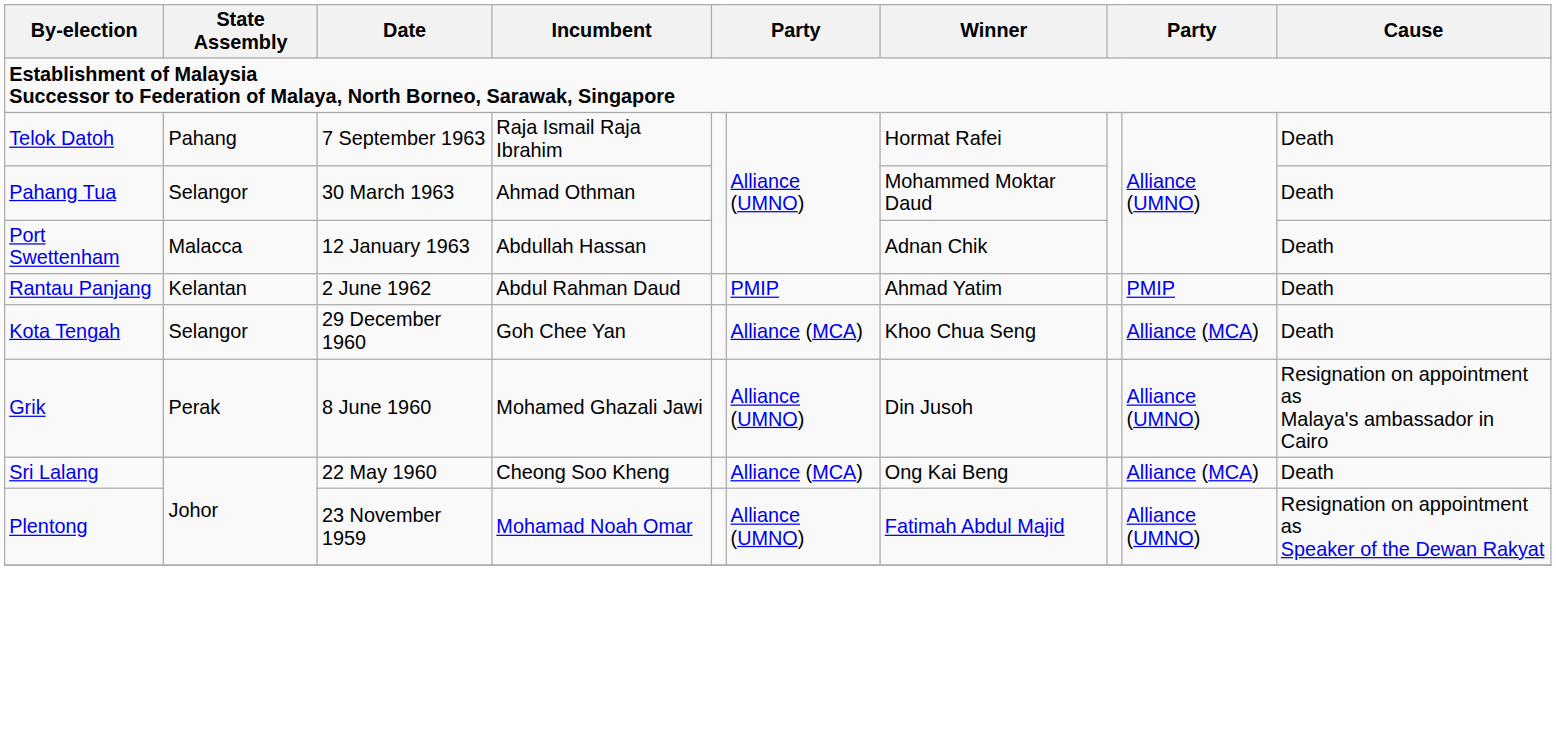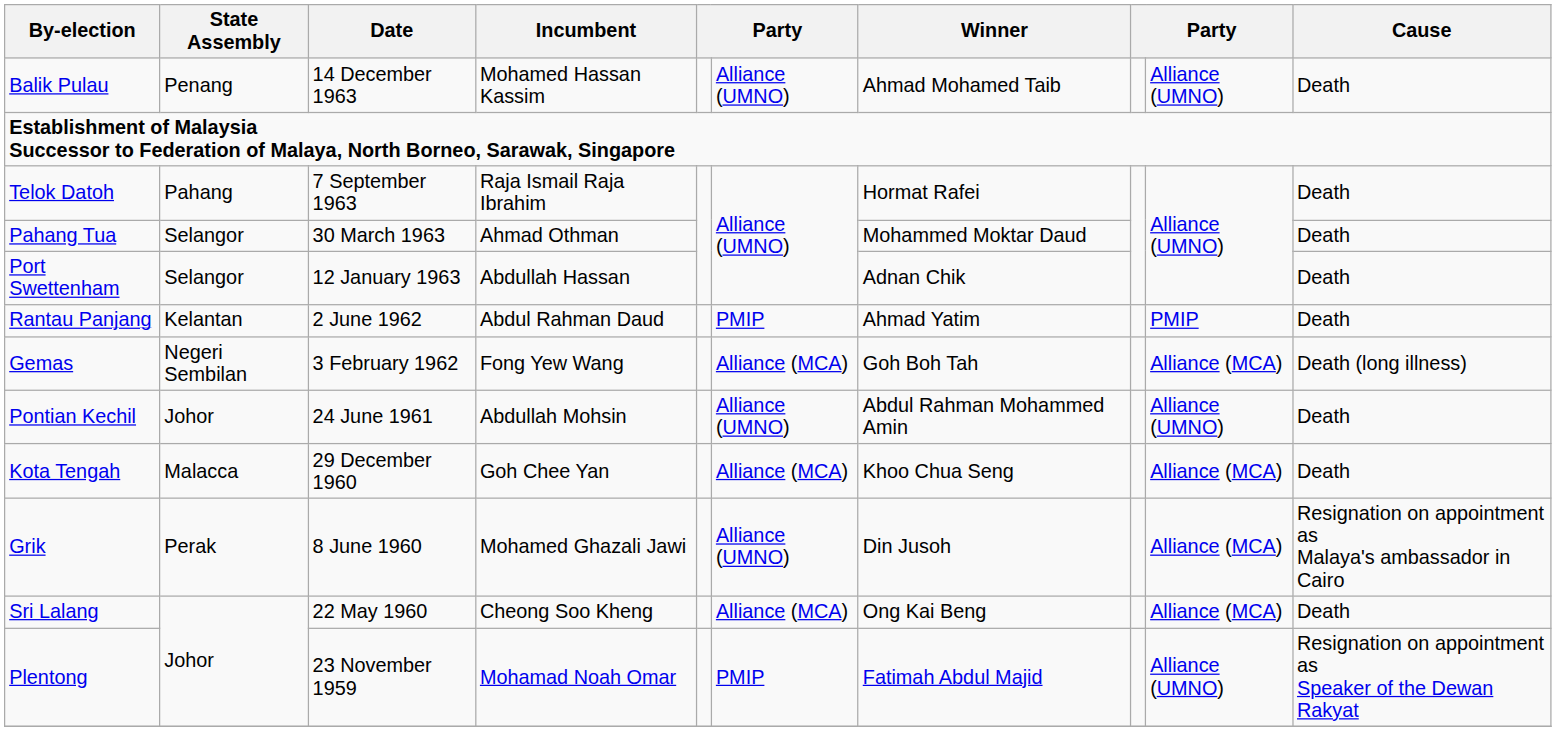+ row: (59, 85)
(205, 246) Malacca -> (204, 277) Selangor
+ row: (41, 363)
+ row: (73, 417)
(208, 331) Selangor -> (201, 470) Malacca
(1163, 407) Alliance (UMNO) -> (1216, 546) Alliance (MCA)
(767, 526) Alliance (UMNO) -> (740, 676) PMIP
